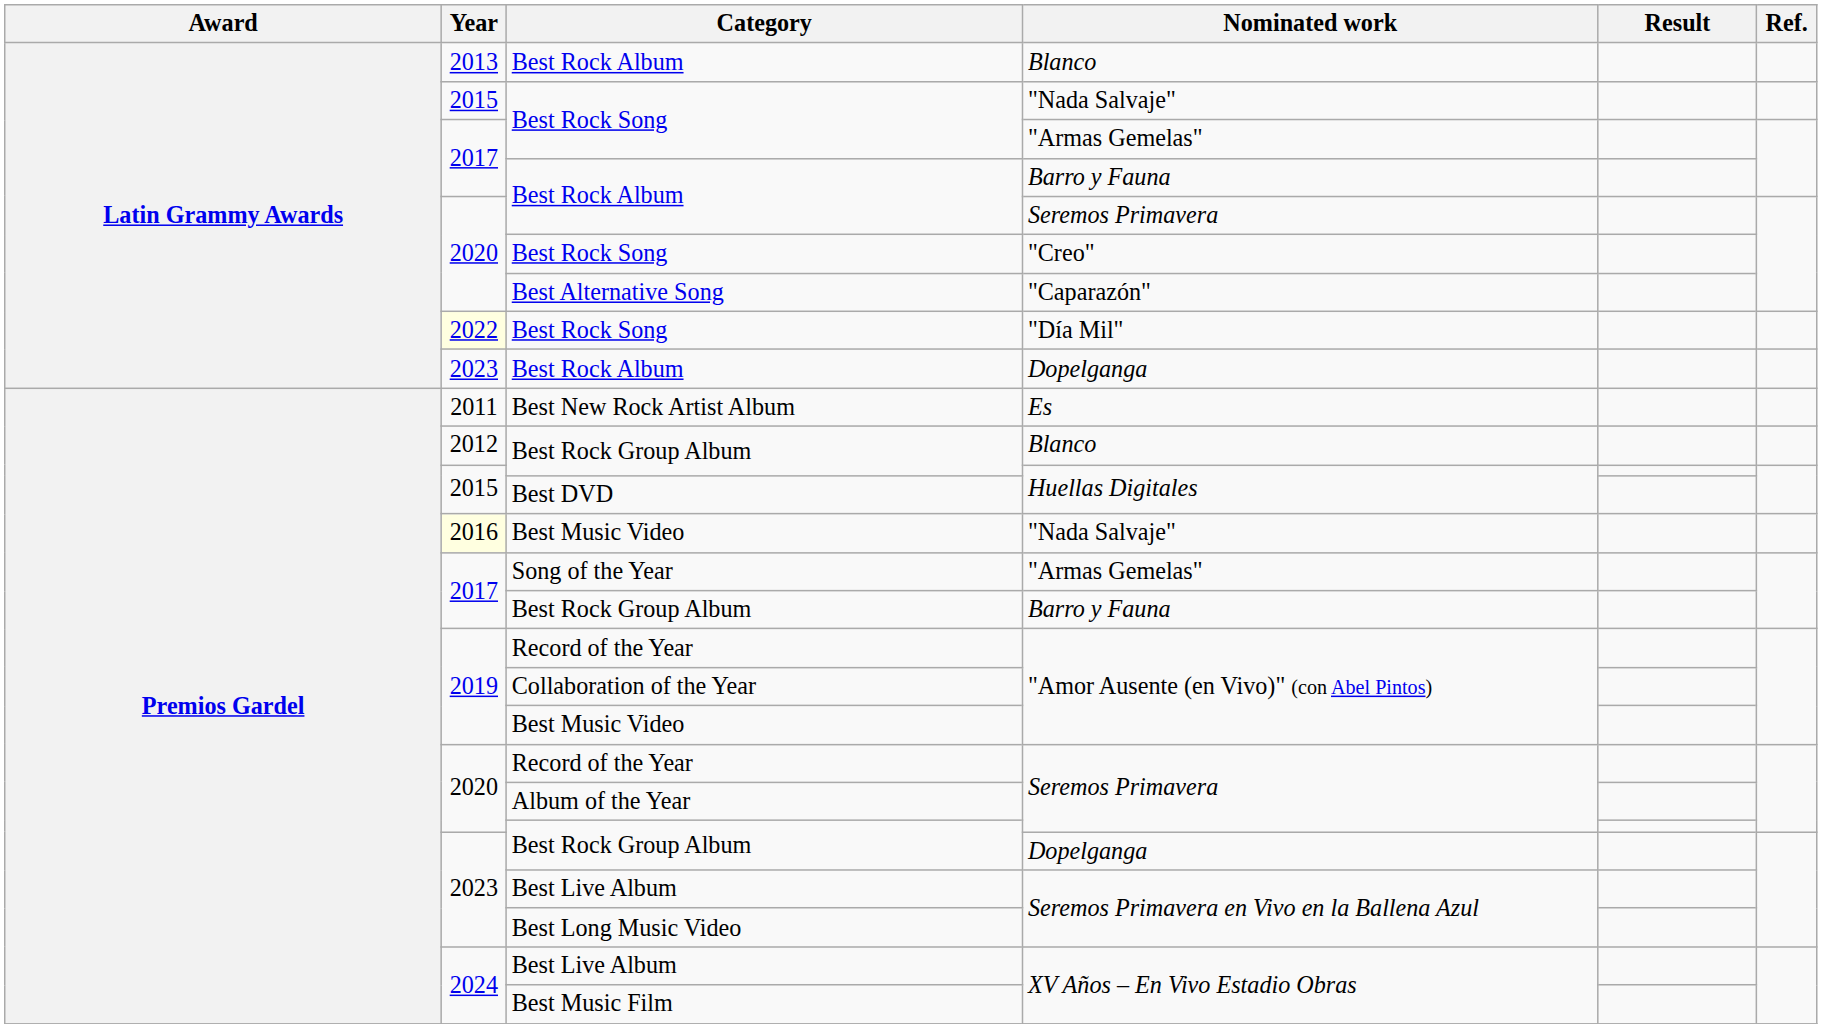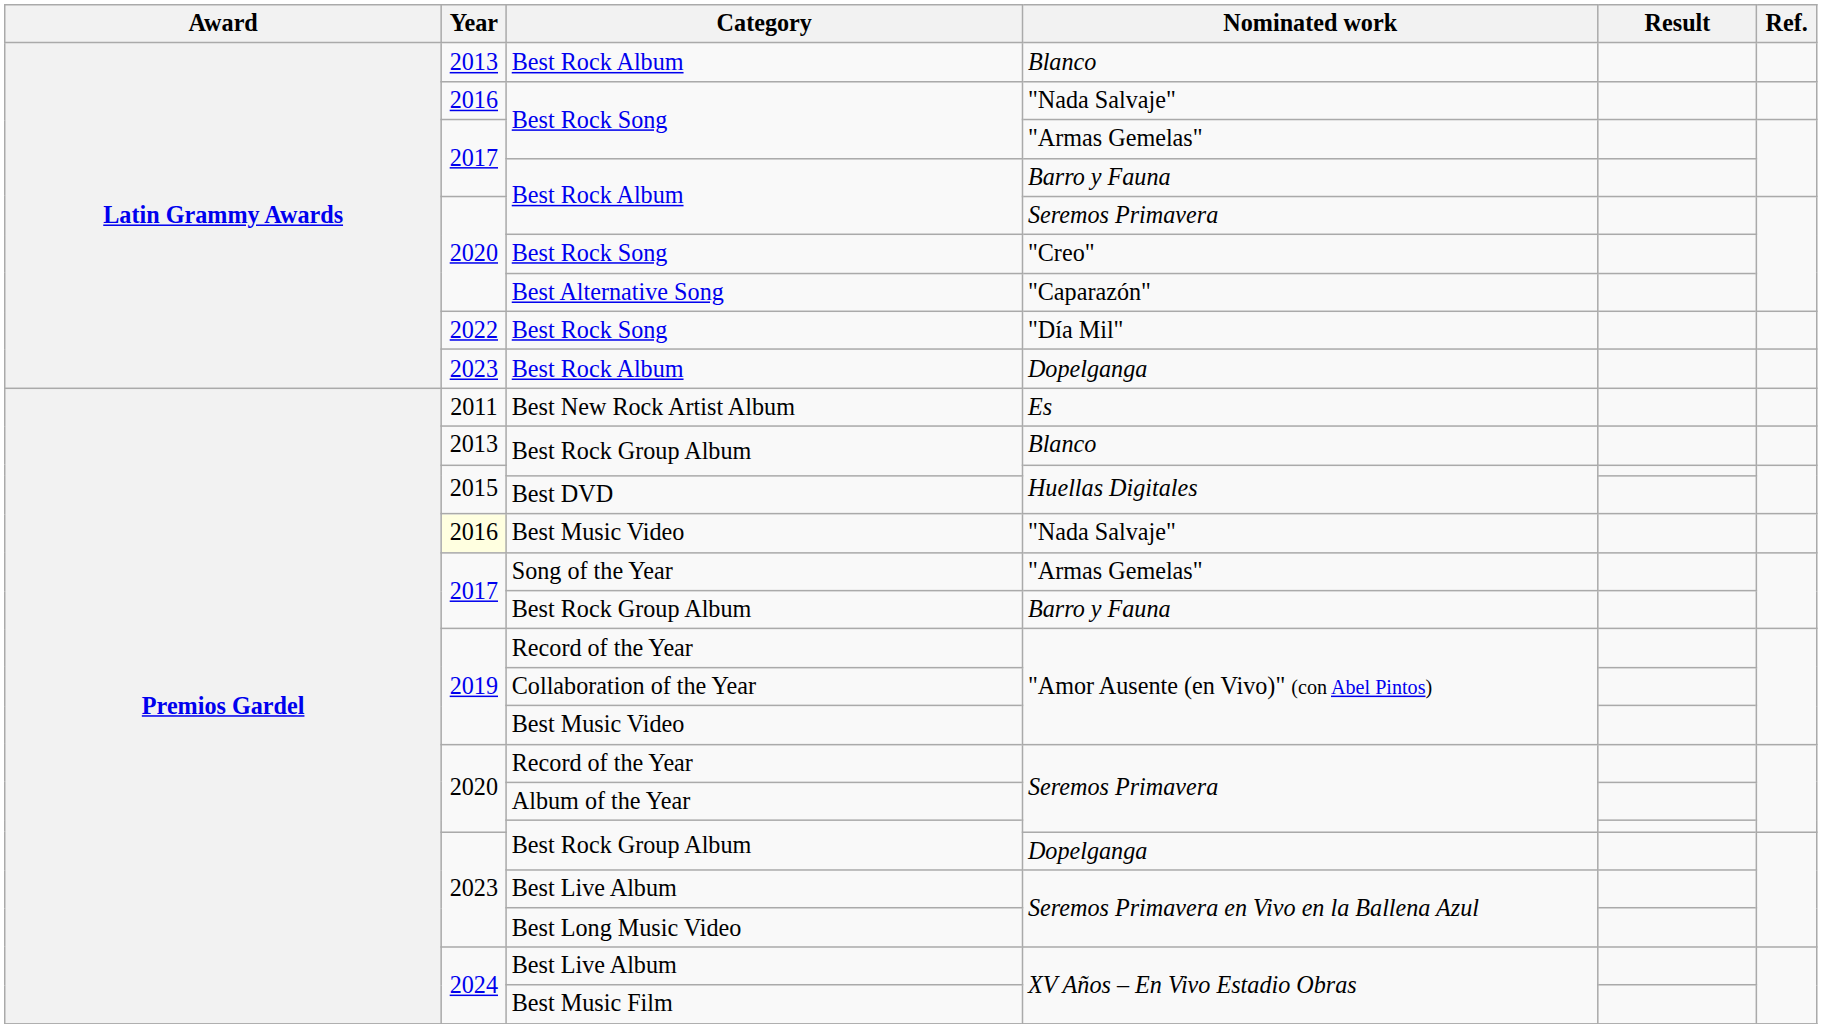(474, 100) 2015 -> (474, 100) 2016
(474, 330) lightyellow background -> (474, 330) no background
(474, 445) 2012 -> (474, 445) 2013
